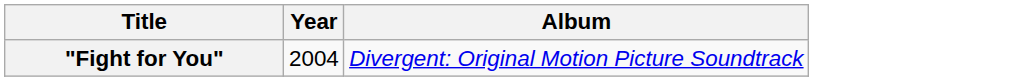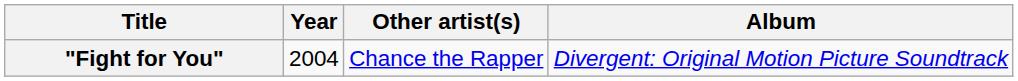+ column: (446, 22)
